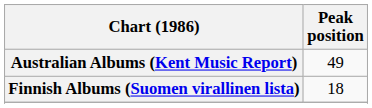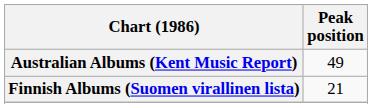(336, 89) 18 -> (336, 89) 21
